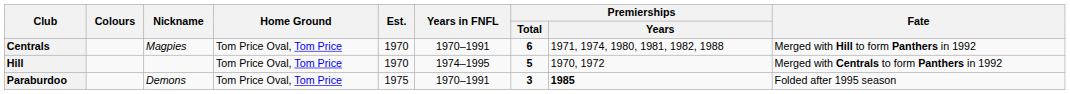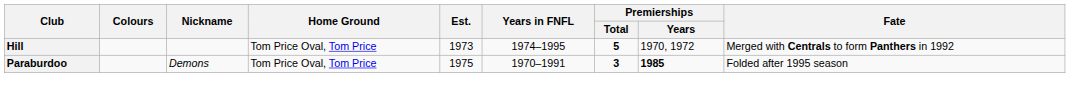- row: (28, 47)
(397, 64) 1970 -> (461, 47) 1973
